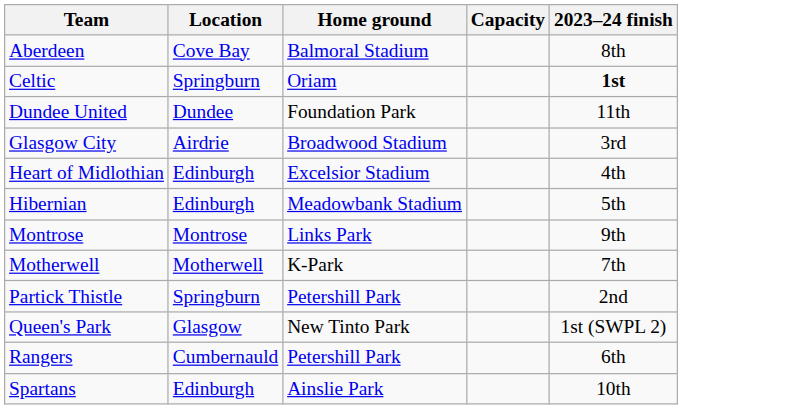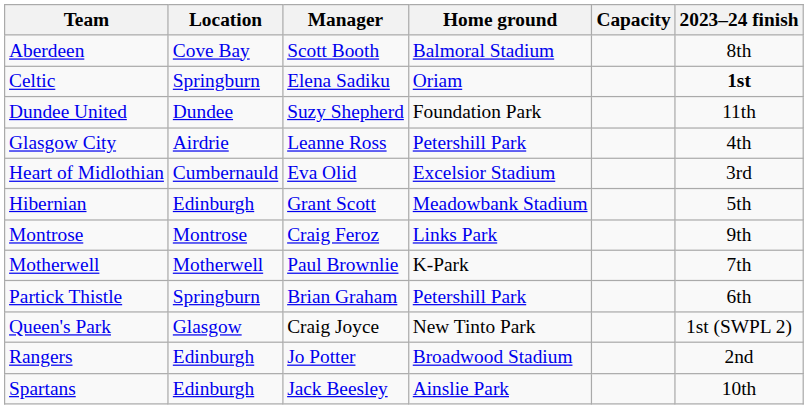+ column: (345, 19)
(367, 142) Broadwood Stadium -> (469, 142) Petershill Park
(613, 142) 3rd -> (739, 142) 4th
(214, 173) Edinburgh -> (226, 173) Cumbernauld
(613, 173) 4th -> (739, 173) 3rd
(613, 296) 2nd -> (739, 296) 6th
(226, 357) Cumbernauld -> (214, 357) Edinburgh
(344, 357) Petershill Park -> (493, 357) Broadwood Stadium
(613, 357) 6th -> (739, 357) 2nd
